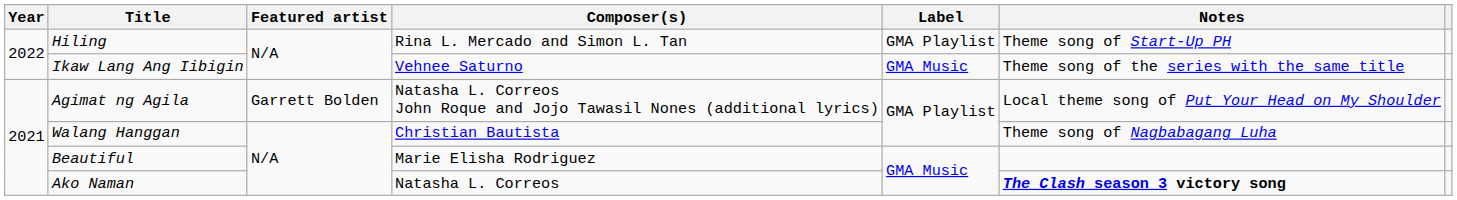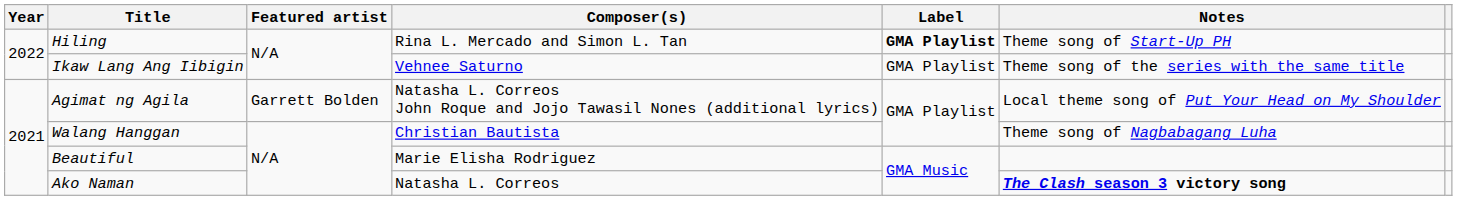(941, 42) normal -> (941, 42) bold
(927, 67) GMA Music -> (941, 67) GMA Playlist
